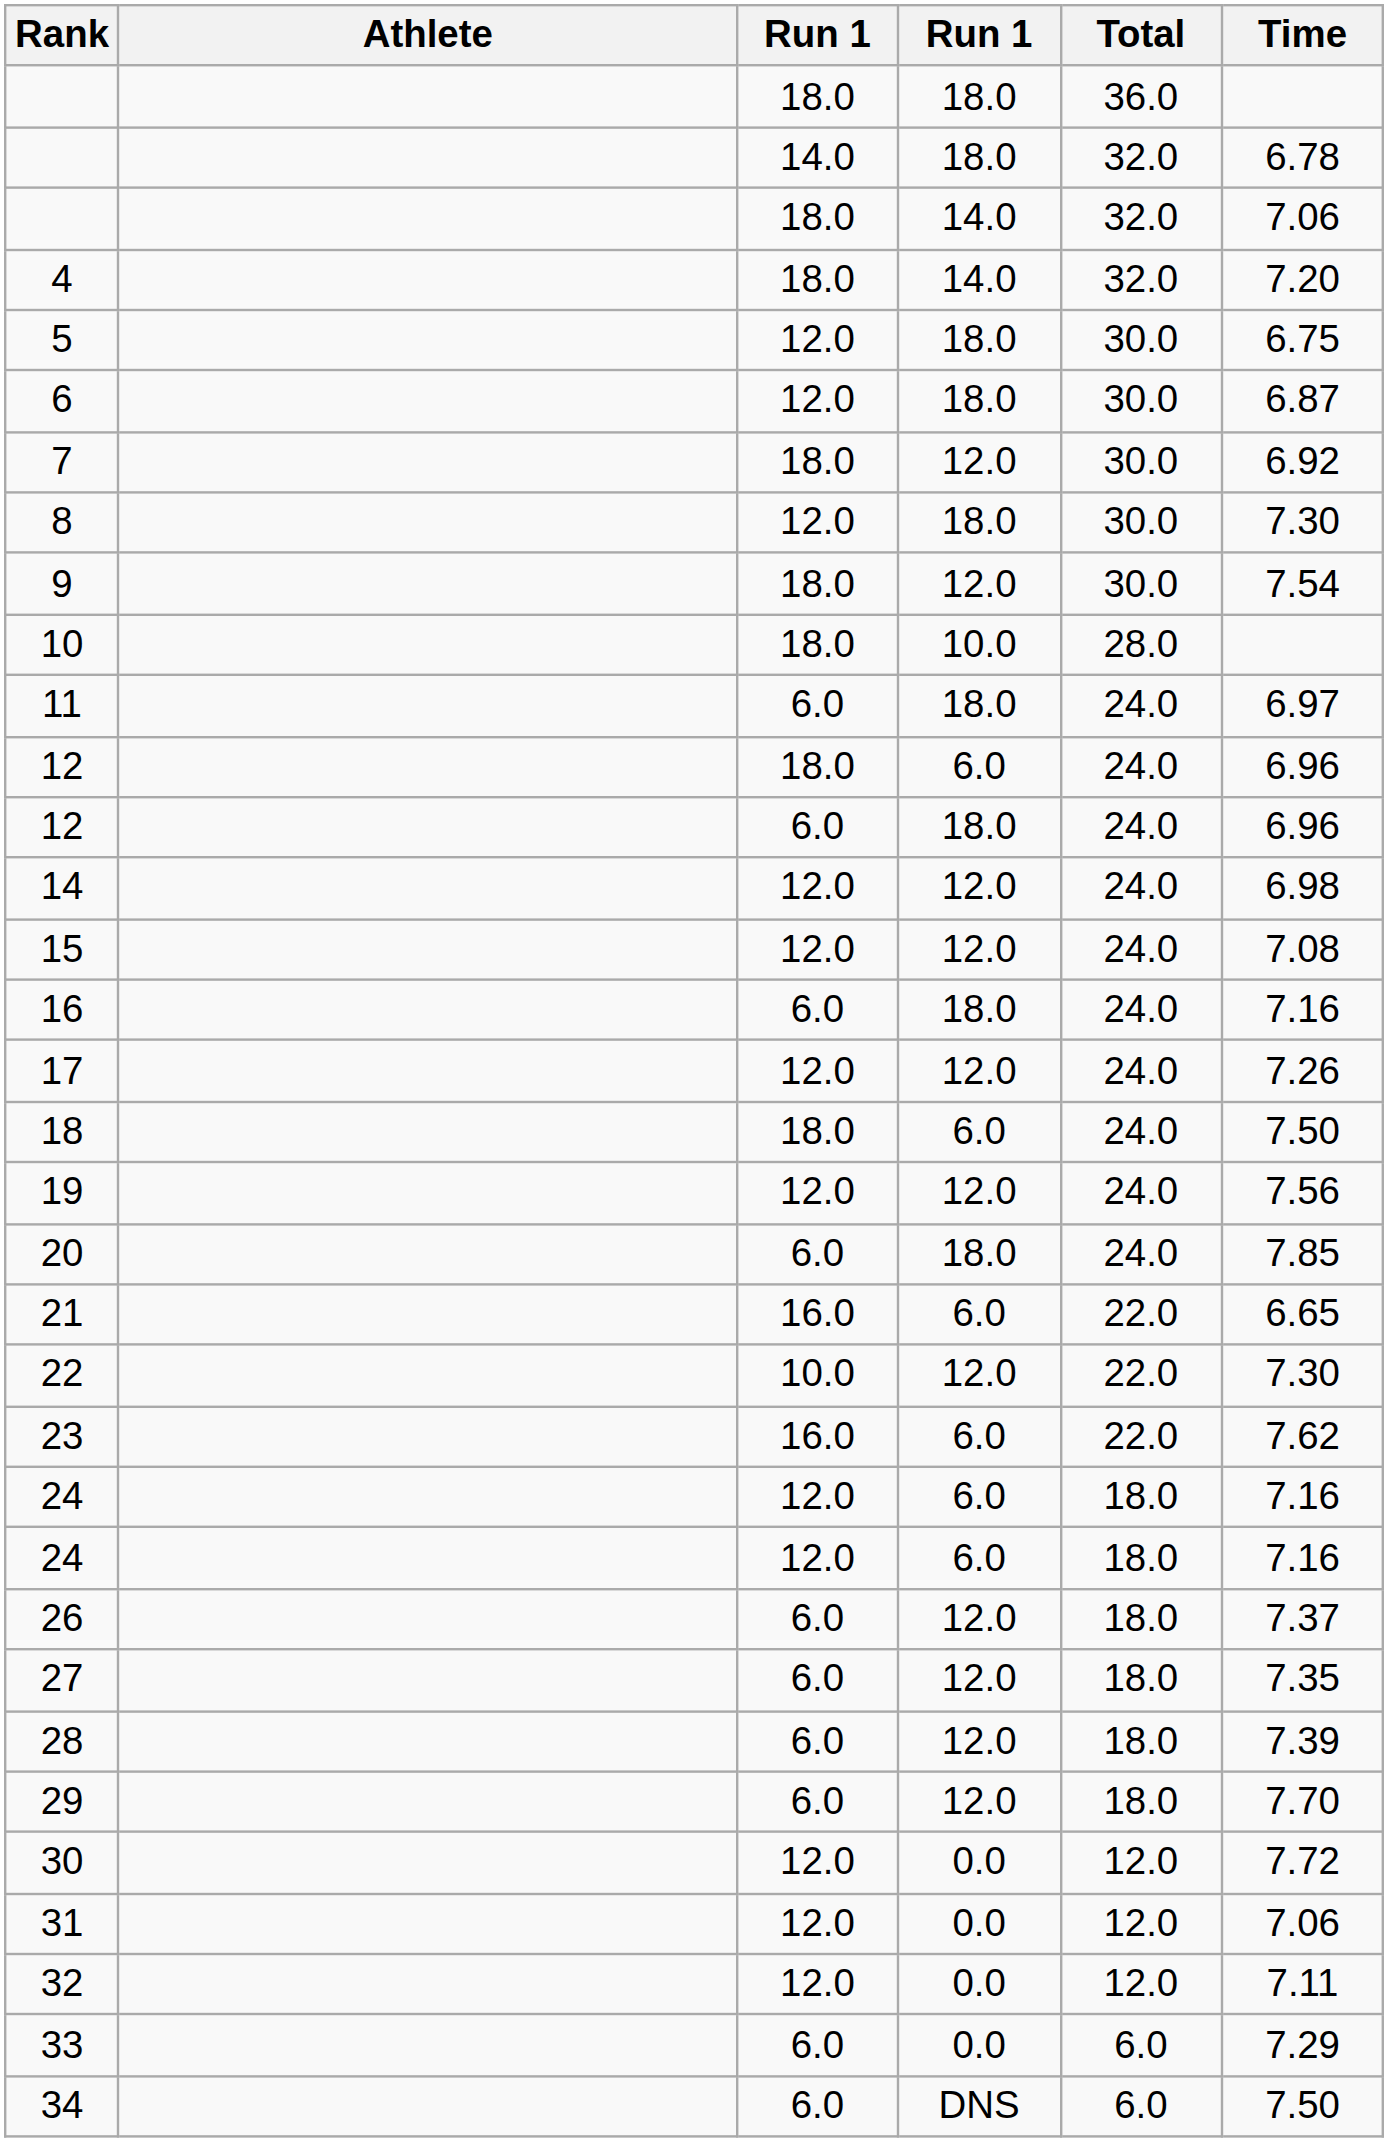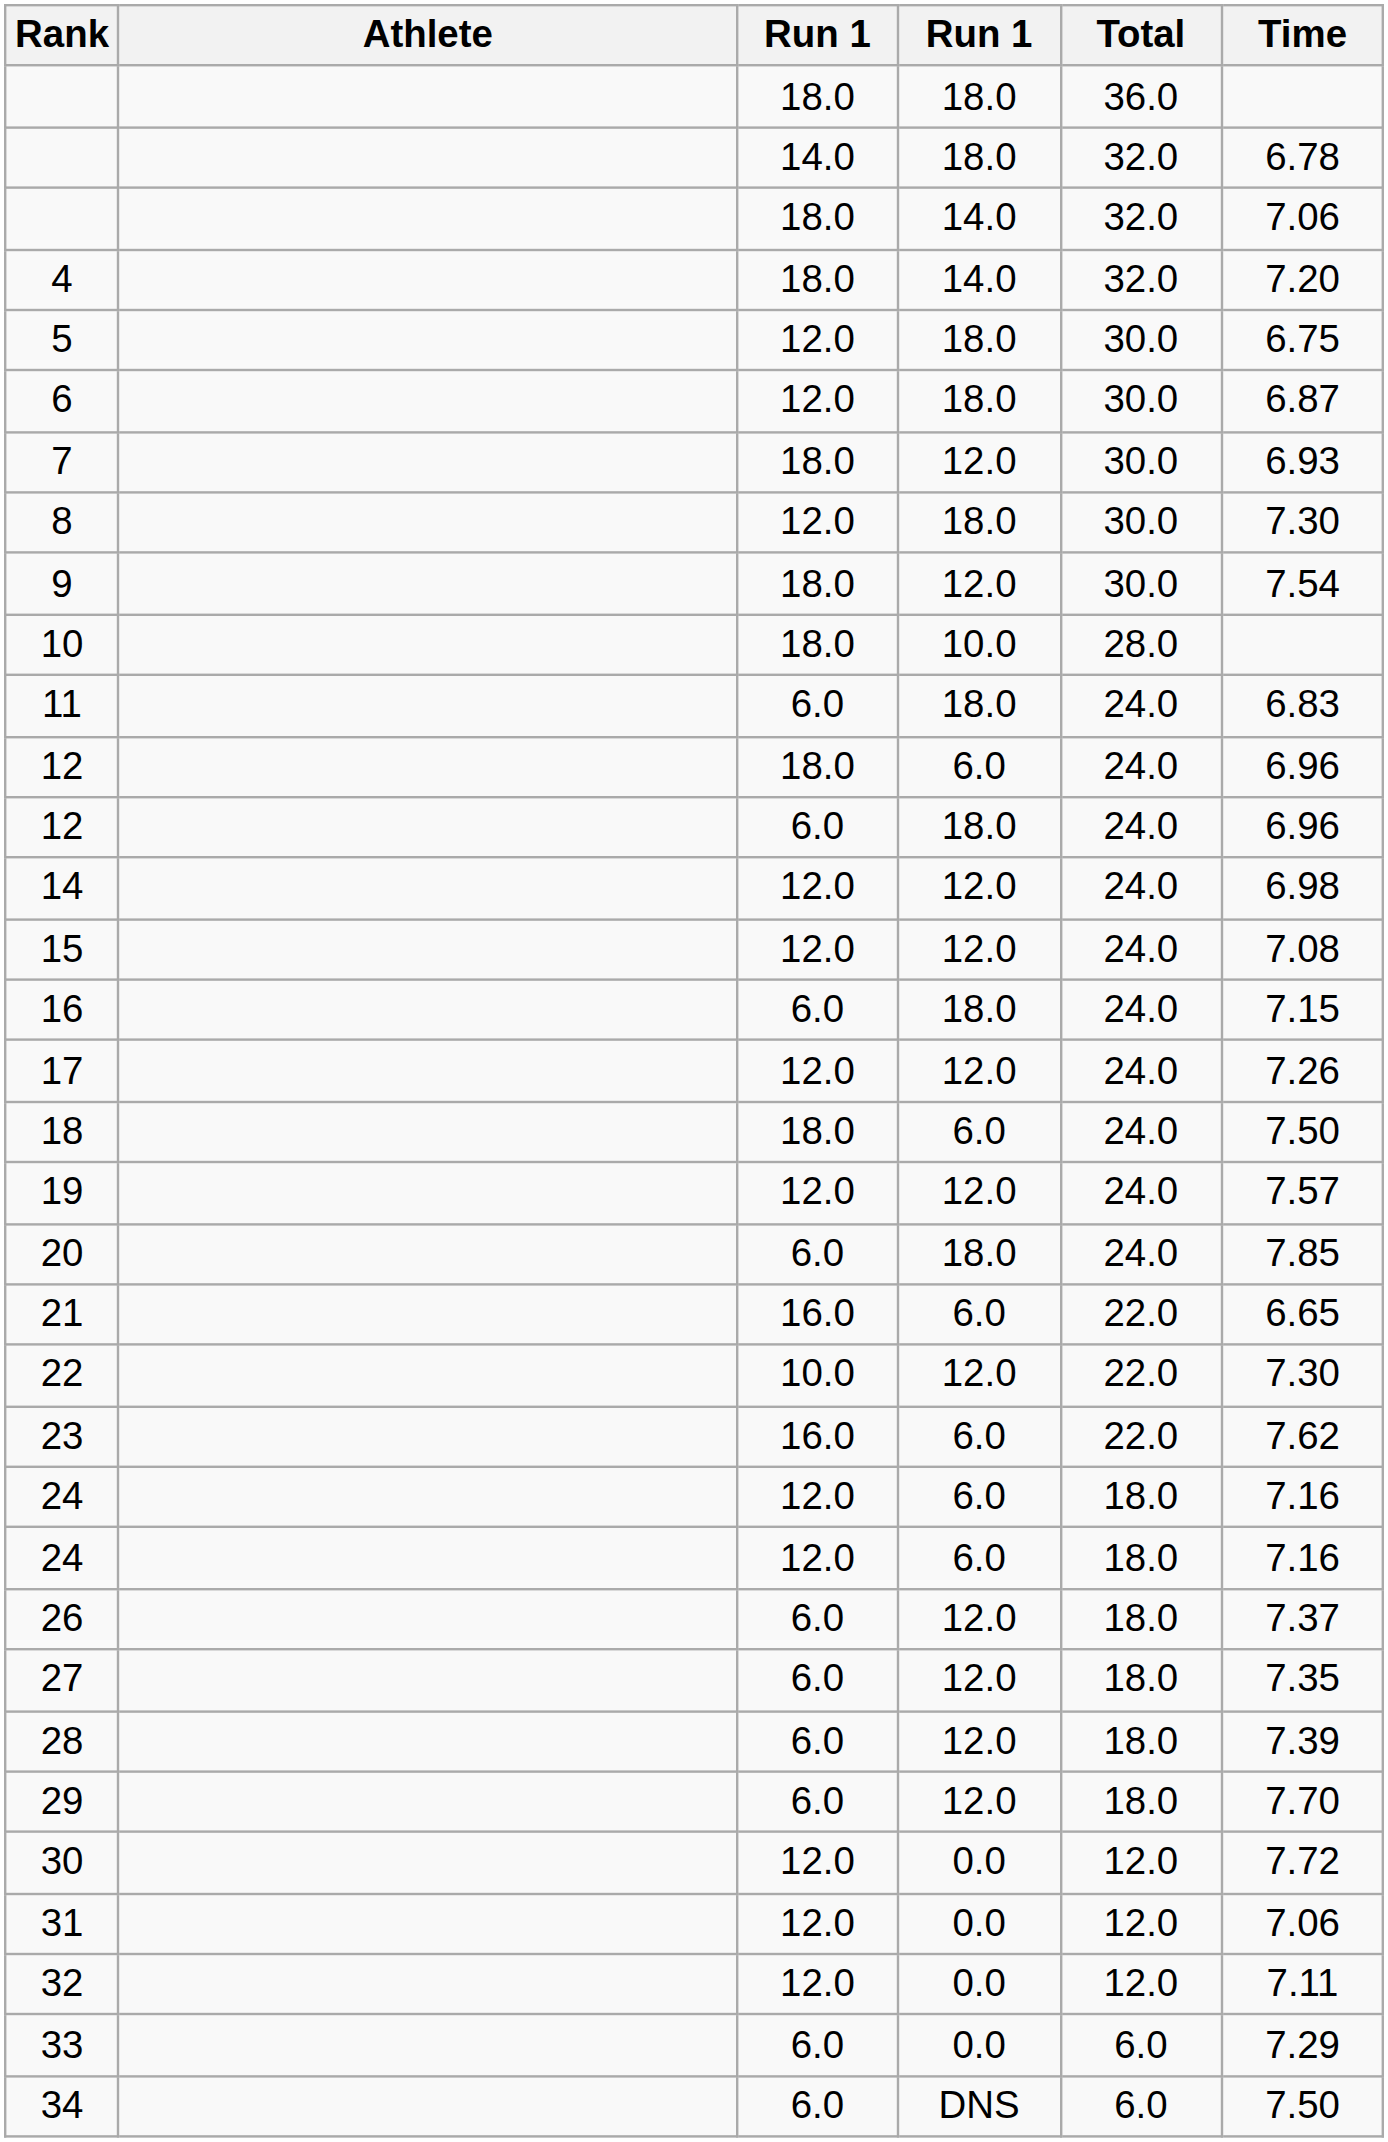(1303, 461) 6.92 -> (1303, 461) 6.93
(1303, 704) 6.97 -> (1303, 704) 6.83
(1303, 1009) 7.16 -> (1303, 1009) 7.15
(1303, 1192) 7.56 -> (1303, 1192) 7.57
